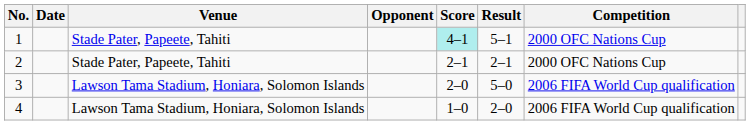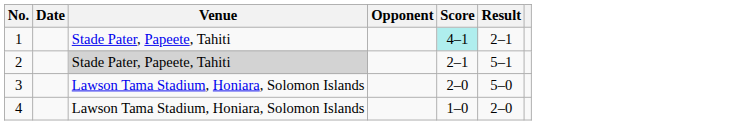- column: (631, 16)
(501, 39) 5–1 -> (501, 39) 2–1
(151, 62) no background -> (151, 62) lightgrey background
(501, 62) 2–1 -> (501, 62) 5–1
